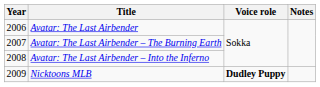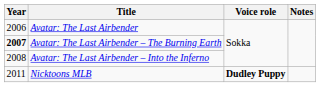(16, 43) normal -> (16, 43) bold
(16, 74) 2009 -> (16, 74) 2011
